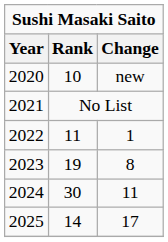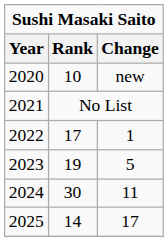(73, 135) 11 -> (73, 135) 17
(130, 164) 8 -> (130, 164) 5
